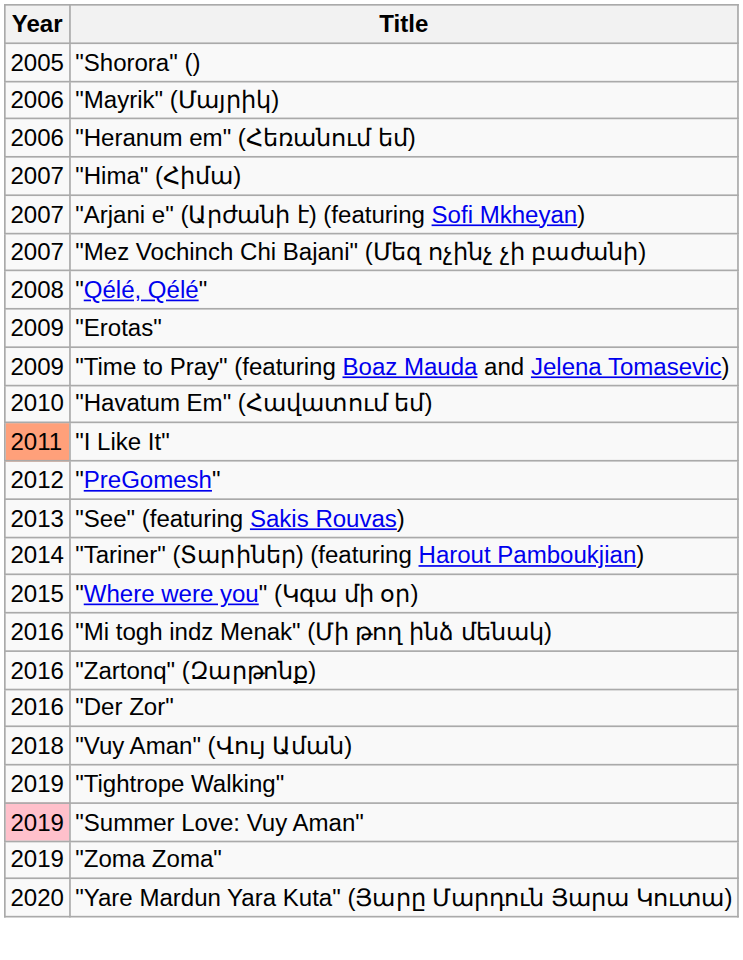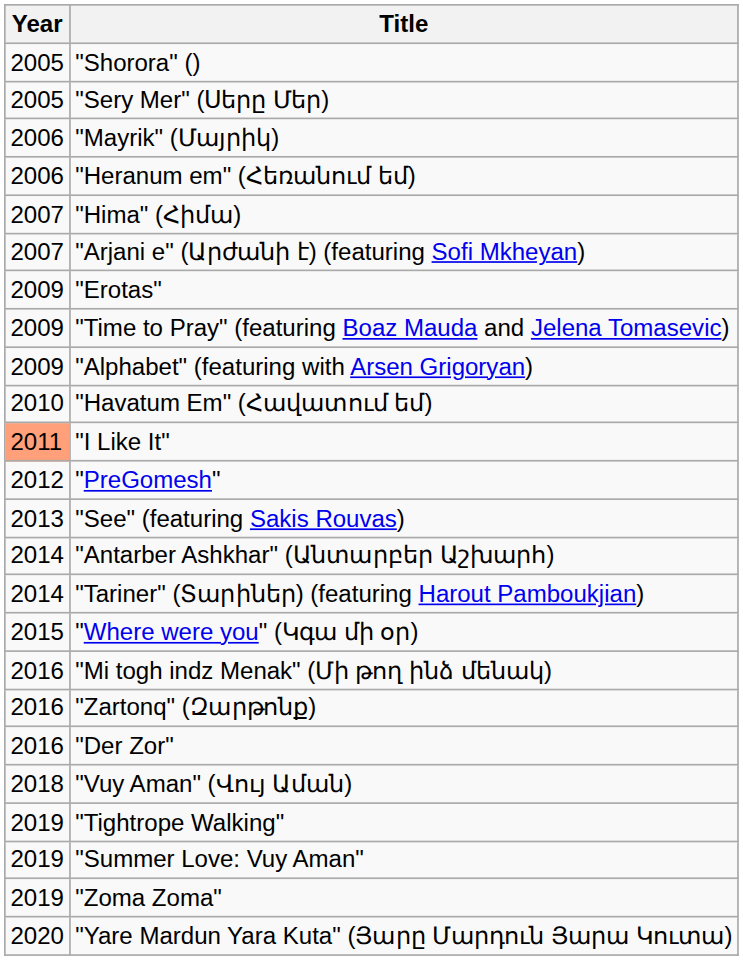+ row: (202, 100)
- row: (361, 252)
- row: (141, 290)
+ row: (304, 366)
+ row: (315, 556)
(37, 822) pink background -> (37, 860) no background
